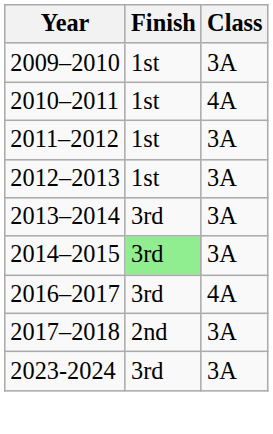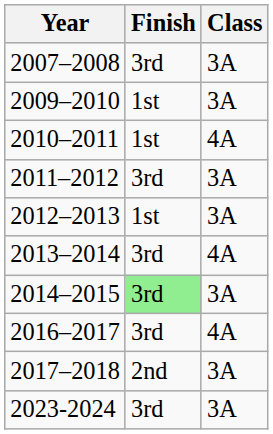+ row: (65, 62)
(145, 139) 1st -> (147, 178) 3rd
(222, 216) 3A -> (222, 255) 4A
